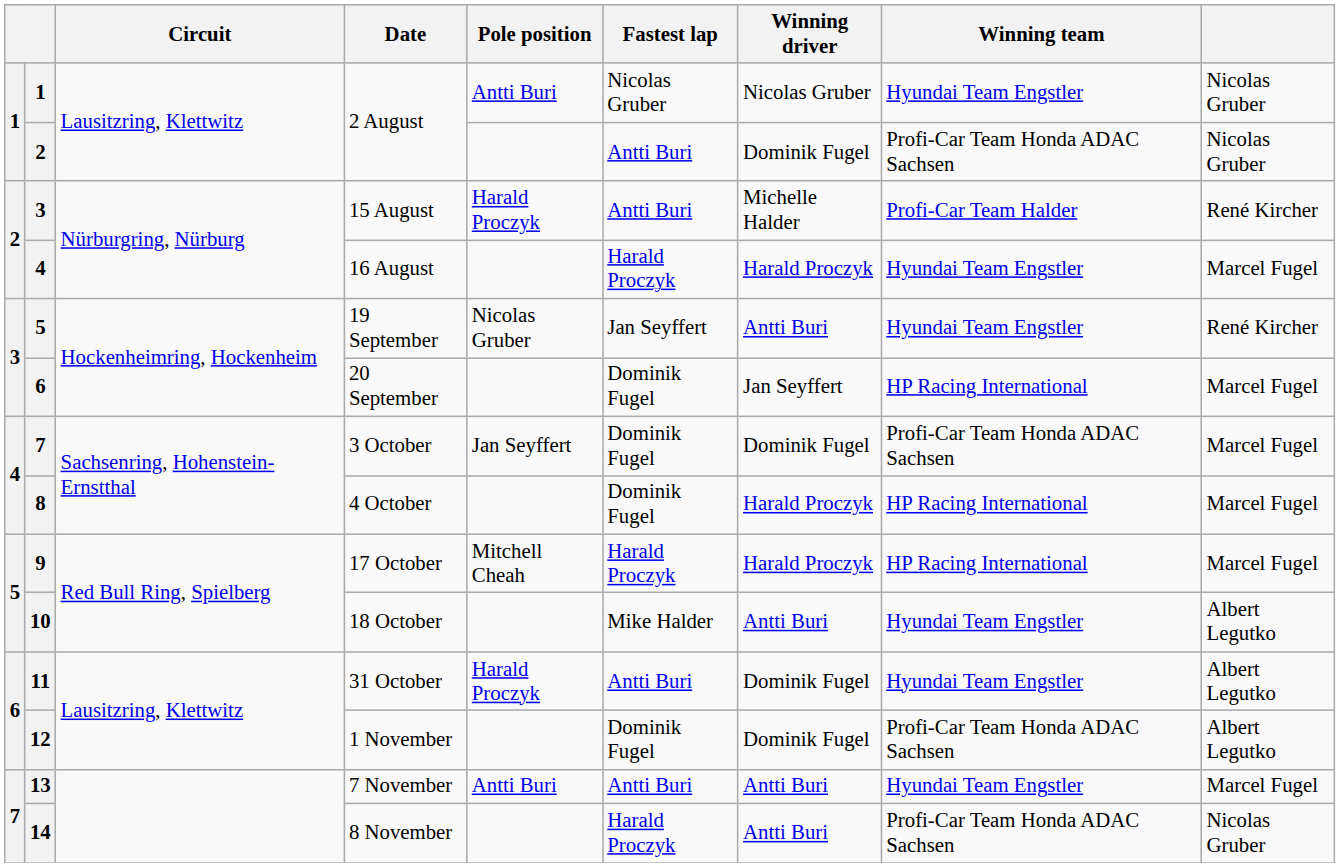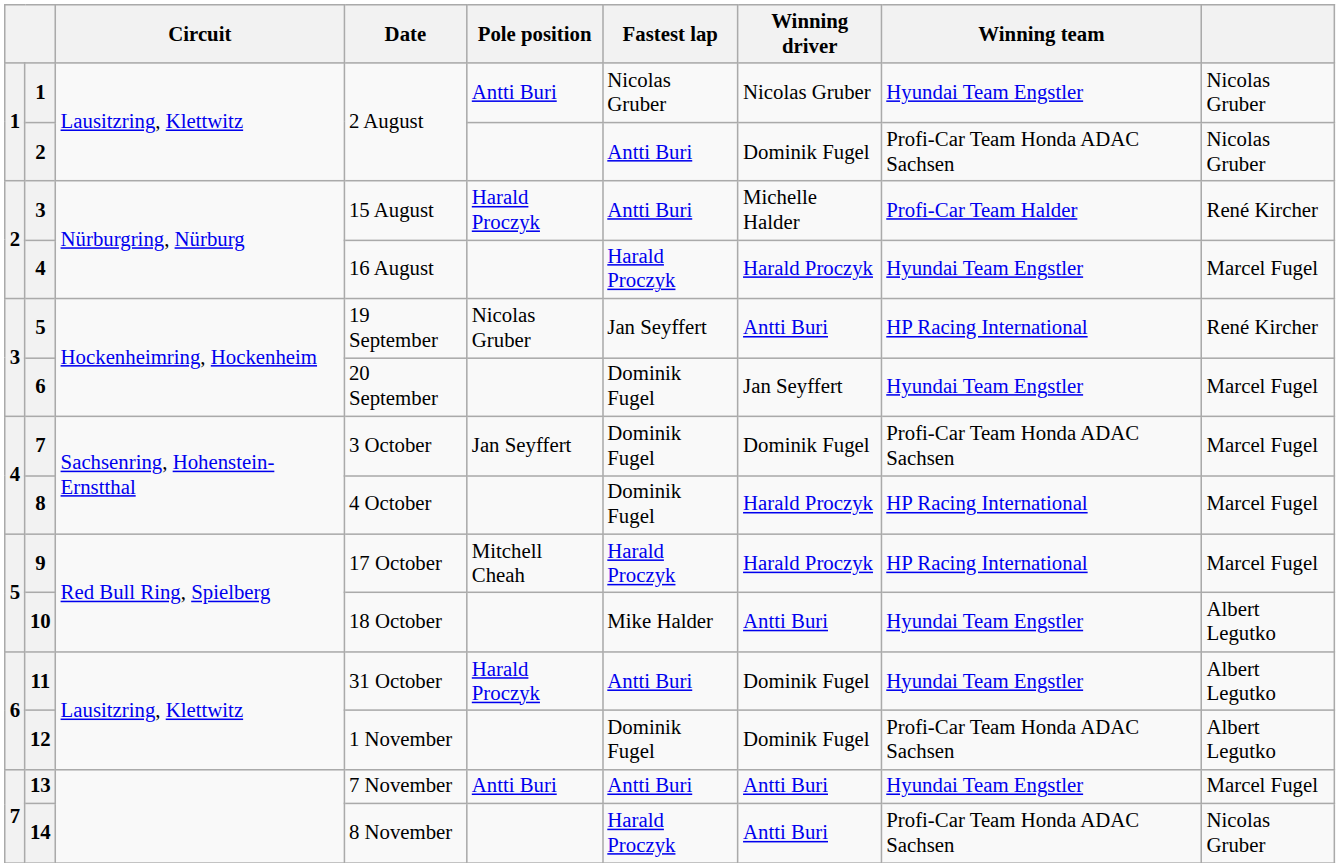(985, 327) Hyundai Team Engstler -> (987, 327) HP Racing International
(987, 386) HP Racing International -> (985, 386) Hyundai Team Engstler
